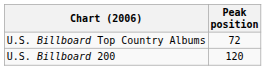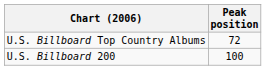(235, 57) 120 -> (235, 57) 100
